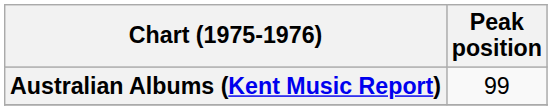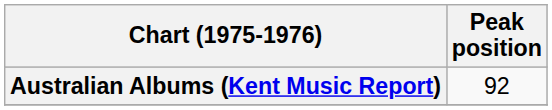(497, 85) 99 -> (497, 85) 92
